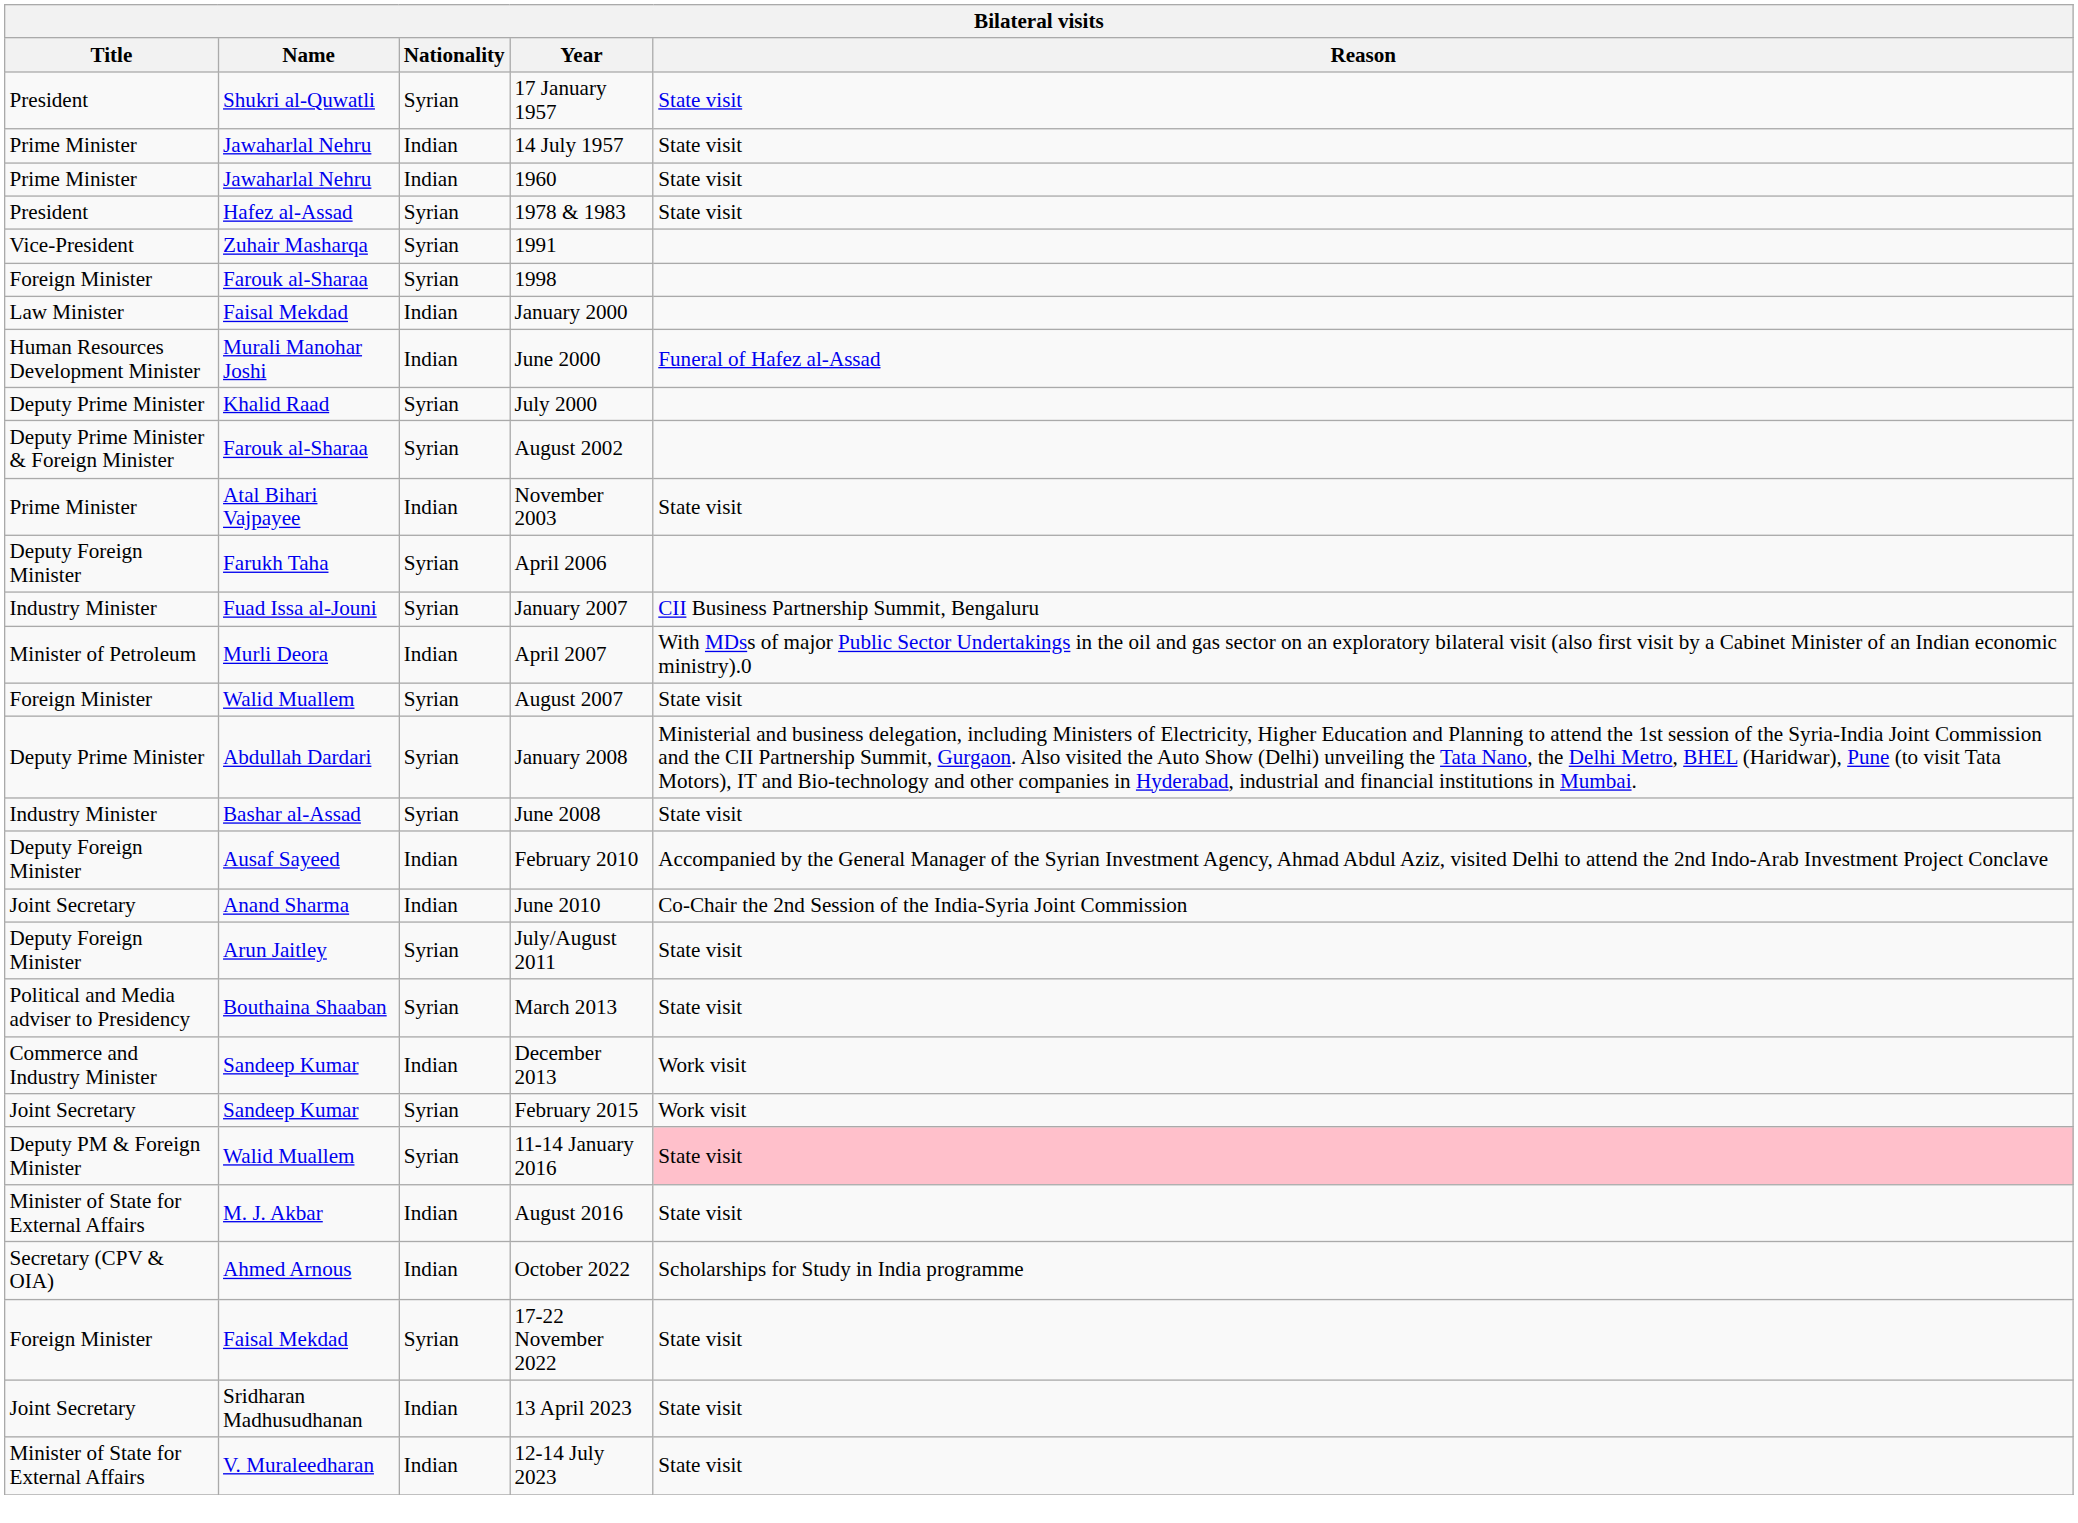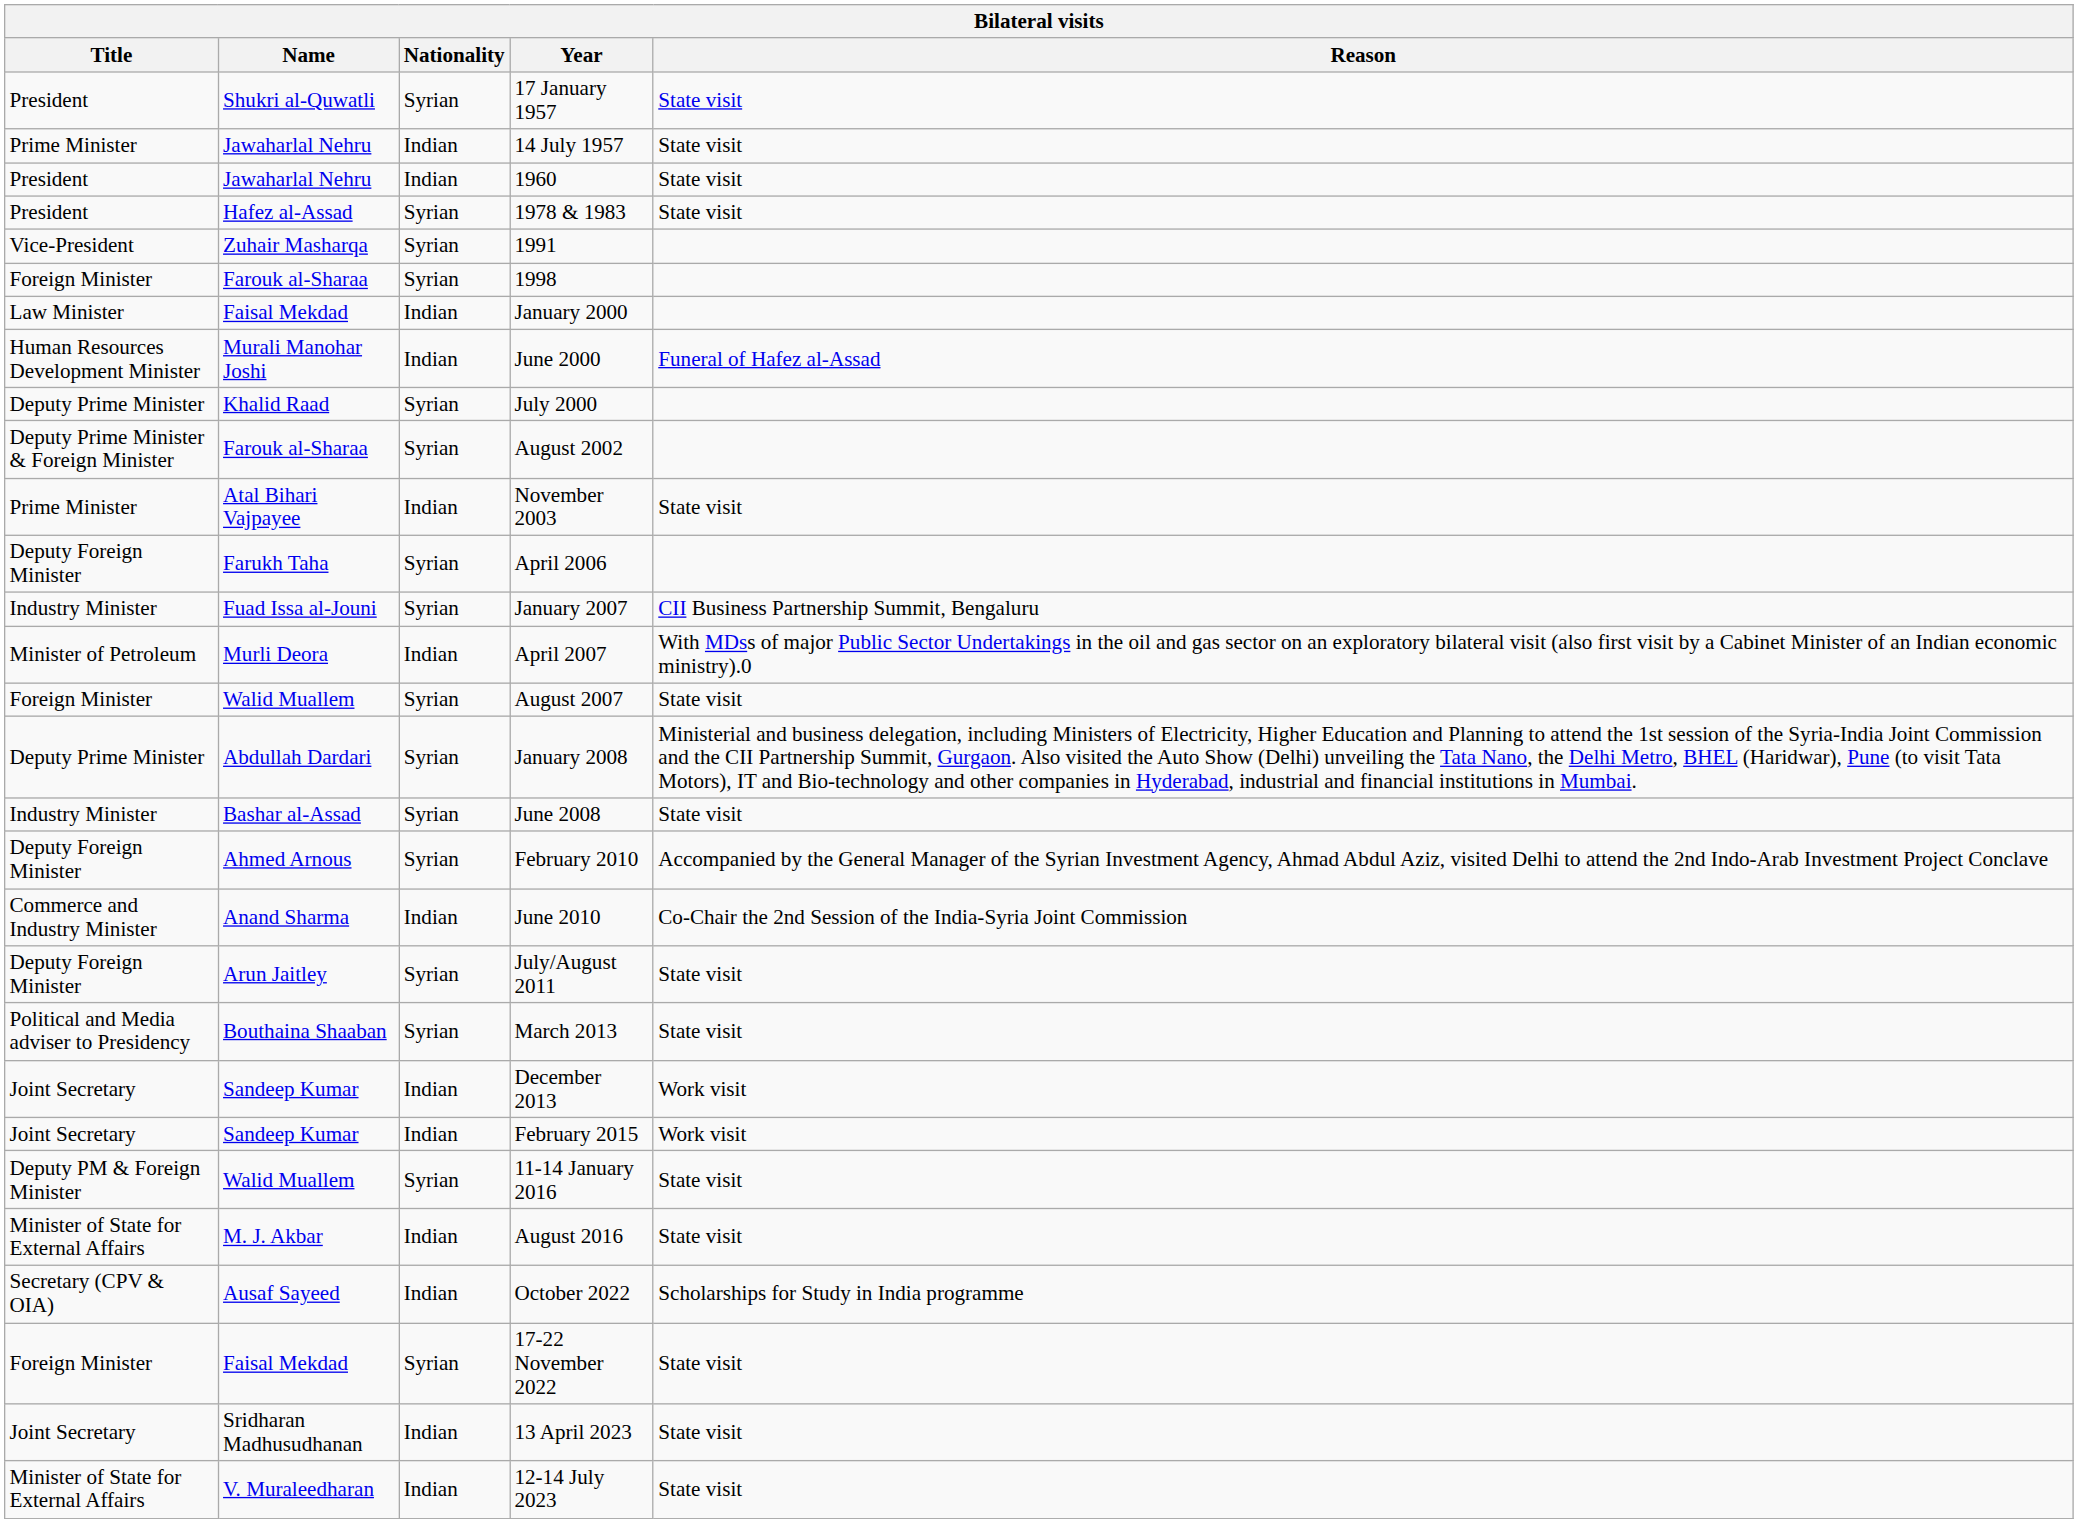(73, 178) Prime Minister -> (49, 178) President
(281, 859) Ausaf Sayeed -> (287, 859) Ahmed Arnous
(431, 859) Indian -> (431, 859) Syrian
(73, 904) Joint Secretary -> (83, 916) Commerce and Industry Minister
(83, 1064) Commerce and Industry Minister -> (73, 1088) Joint Secretary
(431, 1110) Syrian -> (431, 1134) Indian
(700, 1155) pink background -> (700, 1179) no background
(287, 1270) Ahmed Arnous -> (281, 1293) Ausaf Sayeed
